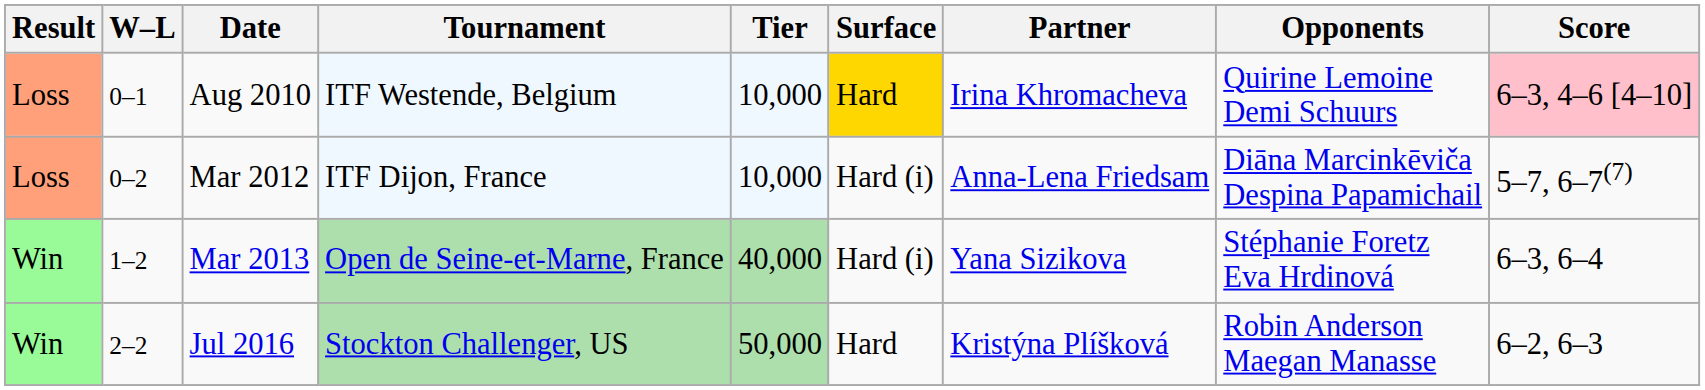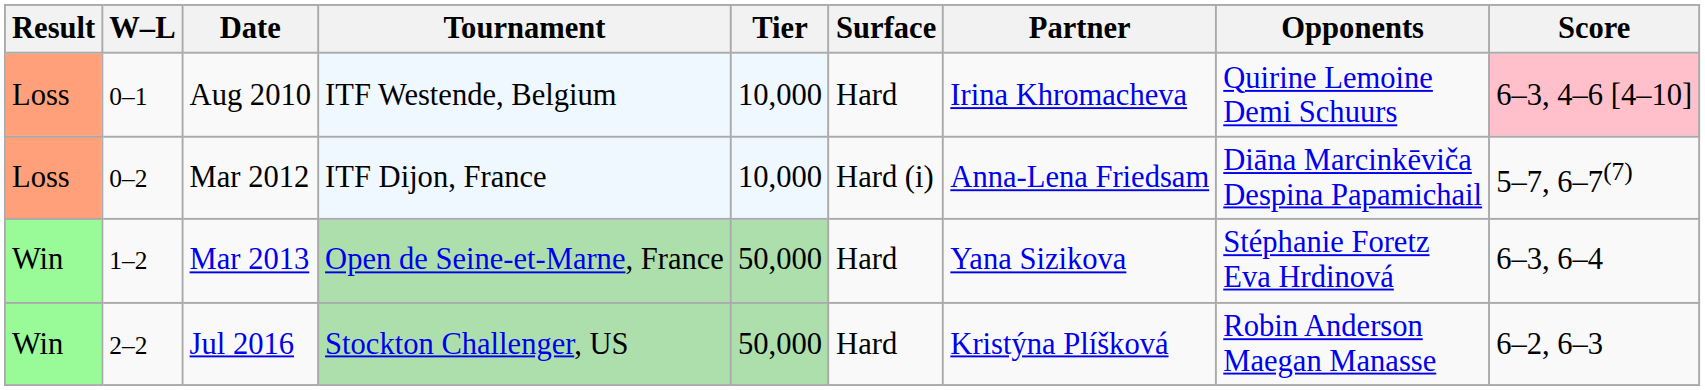(867, 94) gold background -> (867, 94) no background
(780, 260) 40,000 -> (780, 260) 50,000
(885, 260) Hard (i) -> (867, 260) Hard
